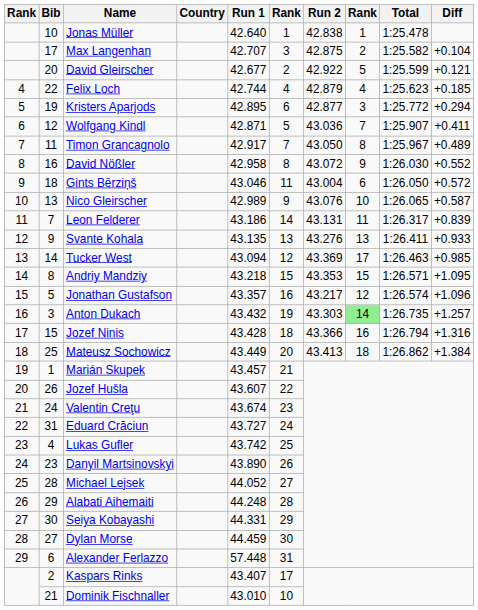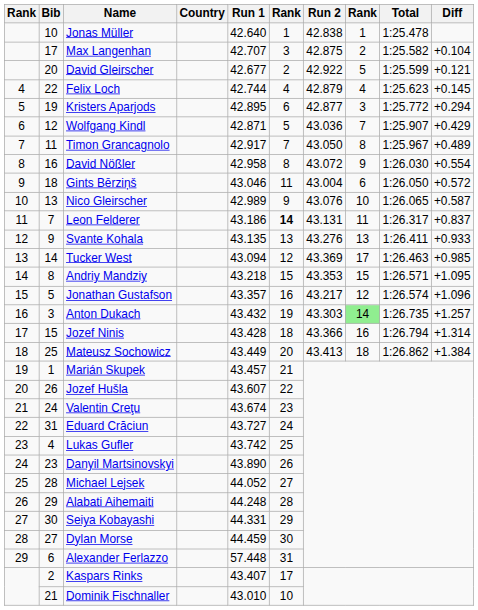(452, 88) +0.185 -> (452, 88) +0.145
(452, 126) +0.411 -> (452, 126) +0.429
(452, 164) +0.552 -> (452, 164) +0.554
(286, 220) normal -> (286, 220) bold
(452, 220) +0.839 -> (452, 220) +0.837
(452, 333) +1.316 -> (452, 333) +1.314
